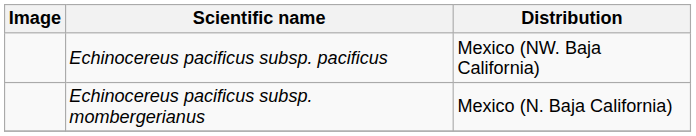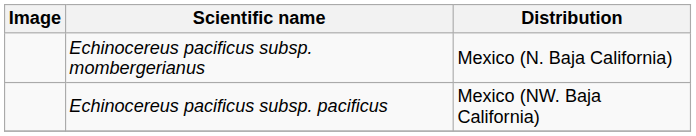rows swapped: (191, 106) <-> (229, 57)
